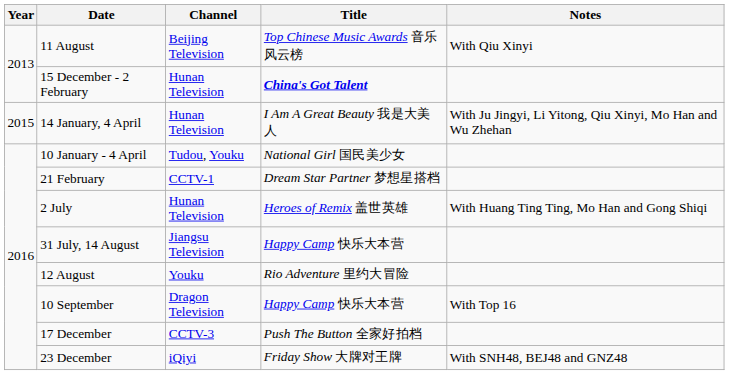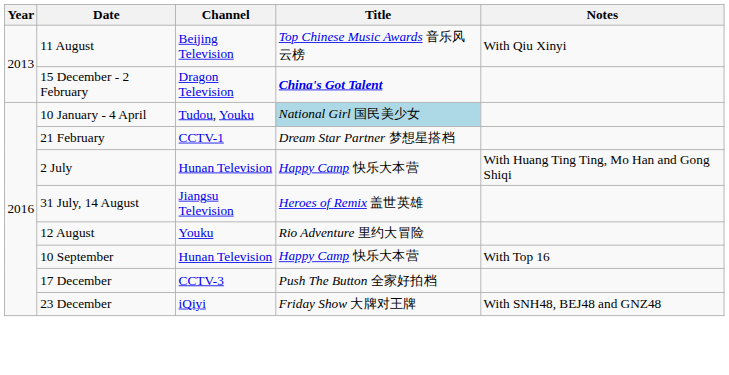(196, 84) Hunan Television -> (206, 84) Dragon Television
- row: (91, 123)
(335, 154) no background -> (350, 113) lightblue background
(336, 208) Heroes of Remix 盖世英雄 -> (349, 167) Happy Camp 快乐大本营
(334, 244) Happy Camp 快乐大本营 -> (351, 203) Heroes of Remix 盖世英雄
(196, 304) Dragon Television -> (225, 256) Hunan Television
